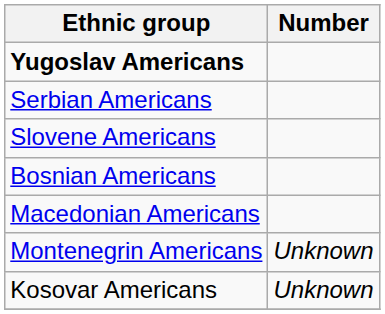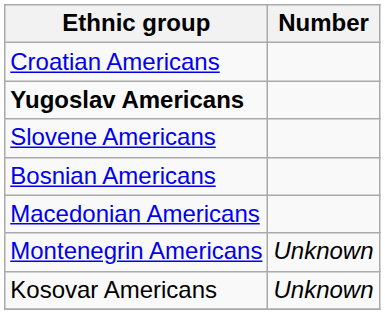+ row: (115, 61)
- row: (111, 99)
